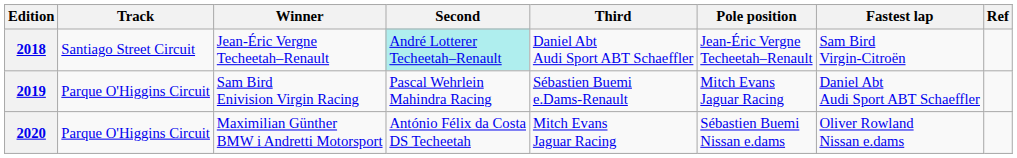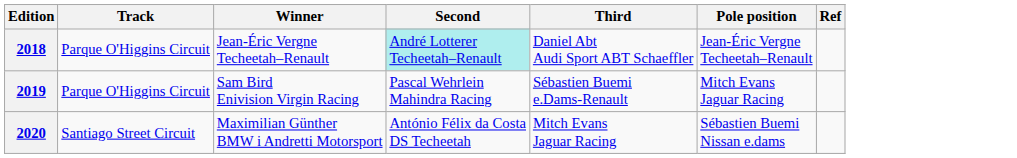- column: (900, 17)
(128, 49) Santiago Street Circuit -> (136, 49) Parque O'Higgins Circuit
(136, 133) Parque O'Higgins Circuit -> (128, 133) Santiago Street Circuit
